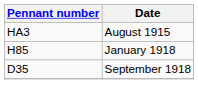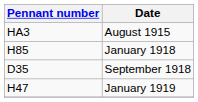+ row: (140, 87)
